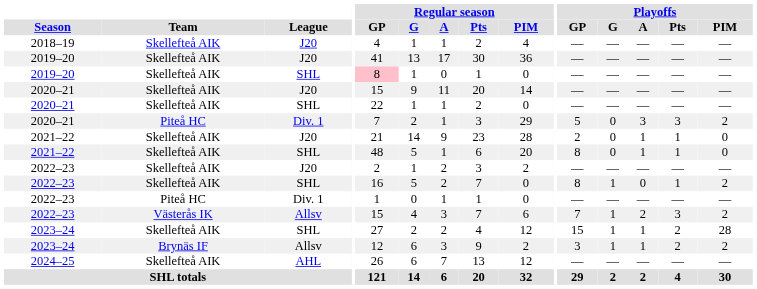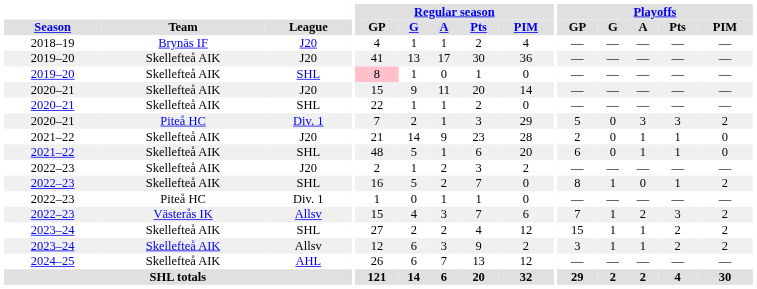(183, 43) Skellefteå AIK -> (183, 43) Brynäs IF
(577, 152) 8 -> (577, 152) 6
(725, 230) 28 -> (725, 230) 2
(183, 245) Brynäs IF -> (183, 245) Skellefteå AIK
